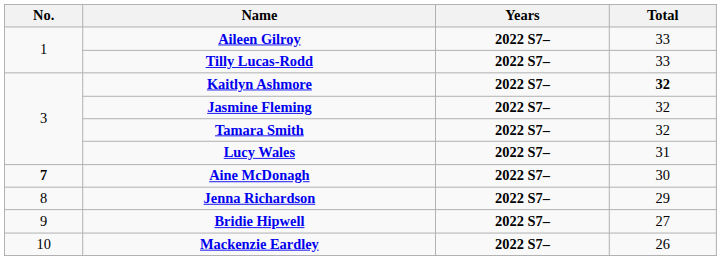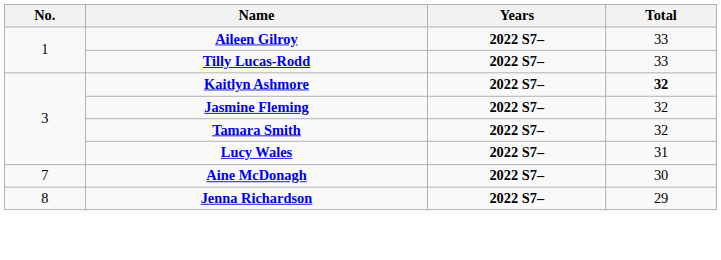(44, 175) bold -> (45, 175) normal
- row: (259, 221)
- row: (259, 244)
